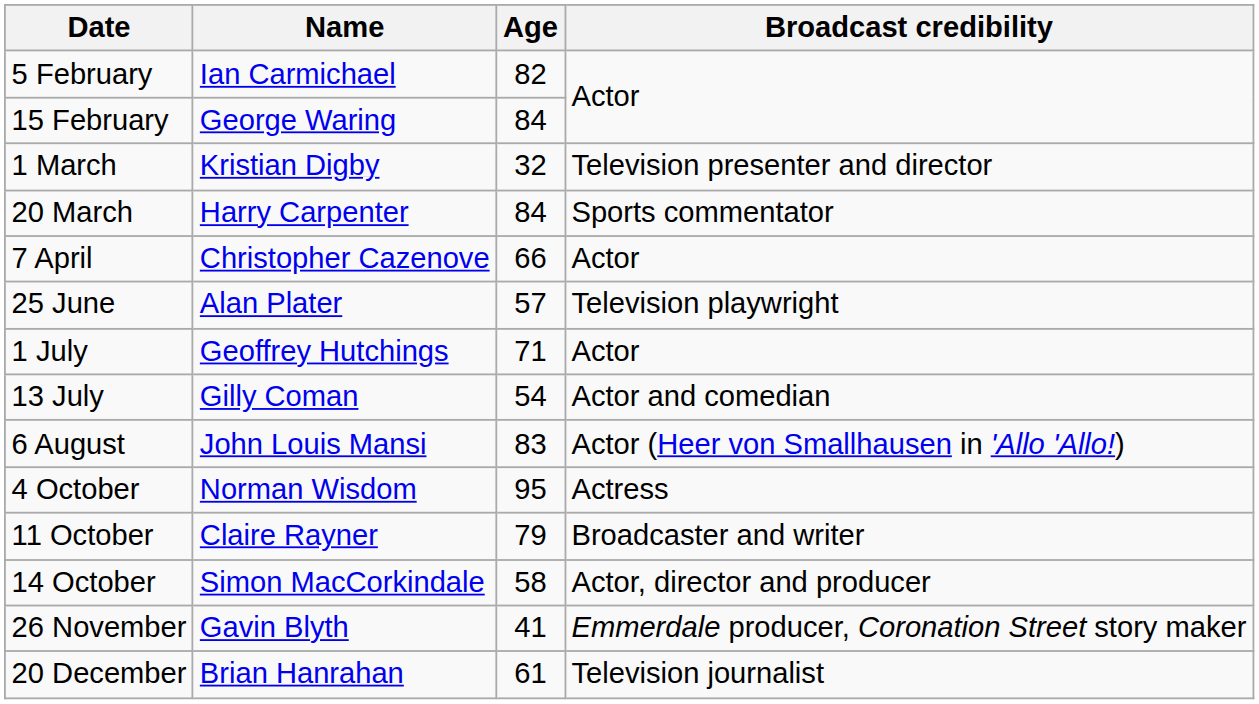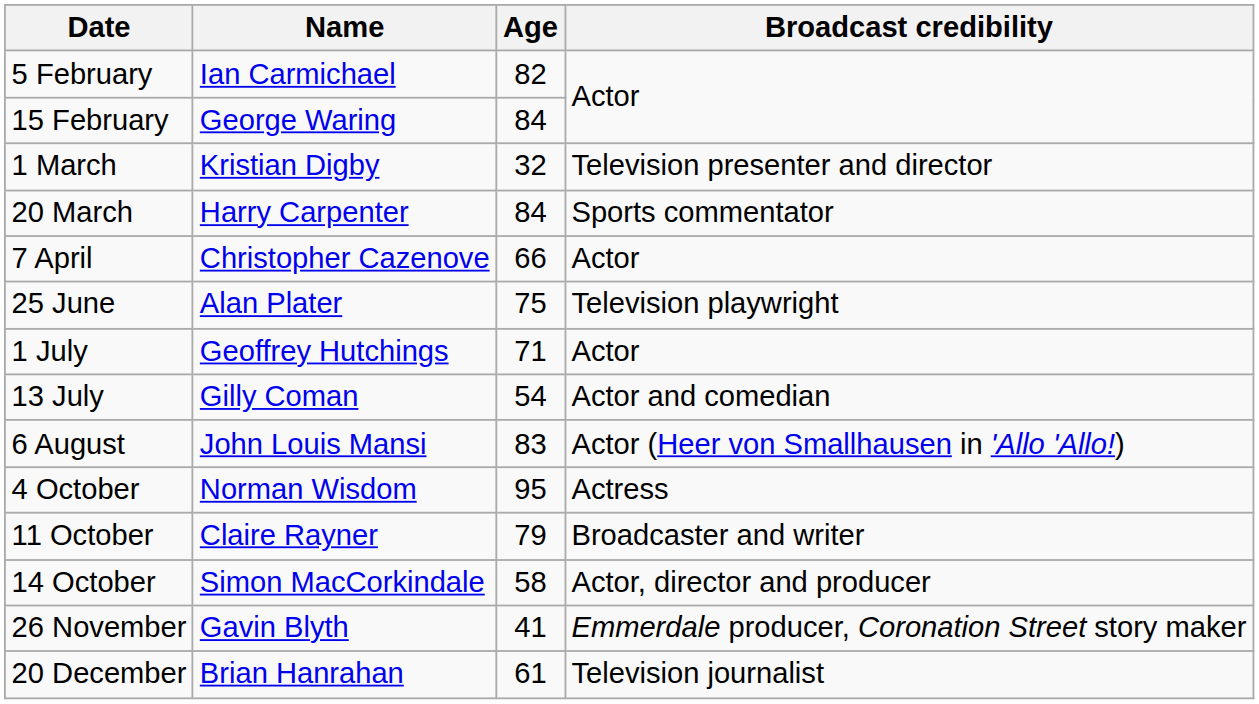(531, 304) 57 -> (531, 304) 75
